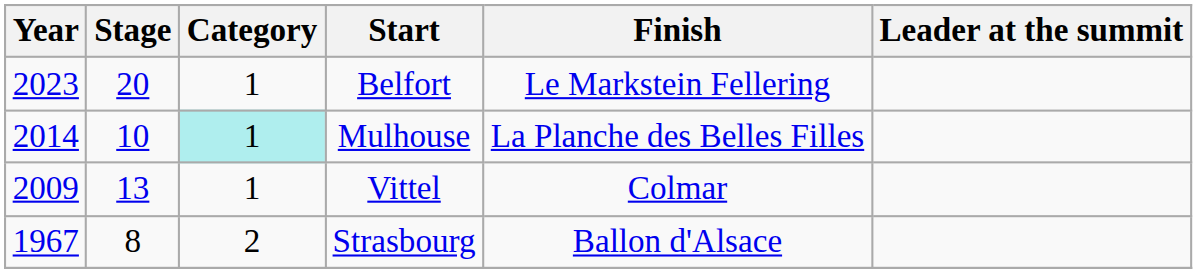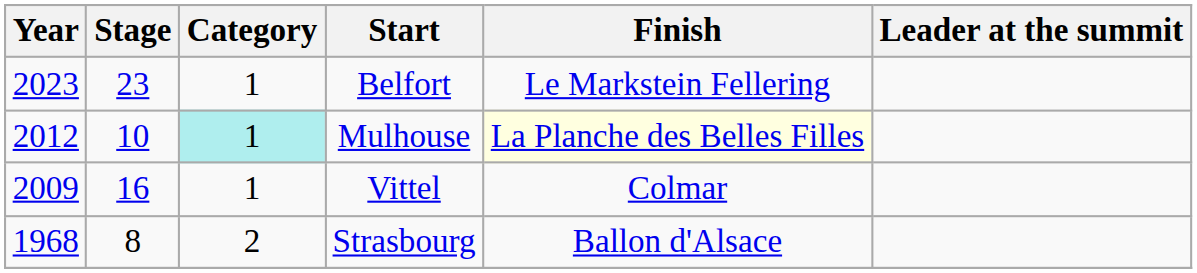(133, 83) 20 -> (133, 83) 23
(46, 135) 2014 -> (46, 135) 2012
(677, 135) no background -> (677, 135) lightyellow background
(133, 188) 13 -> (133, 188) 16
(46, 240) 1967 -> (46, 240) 1968
